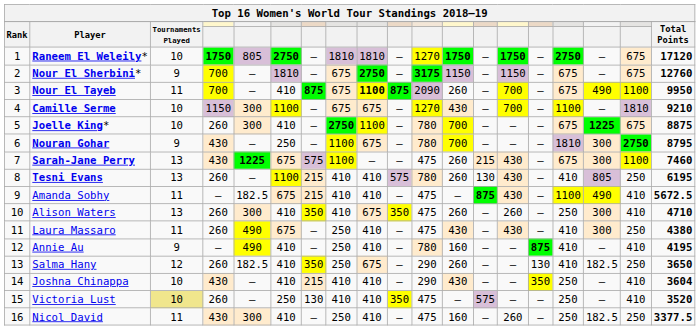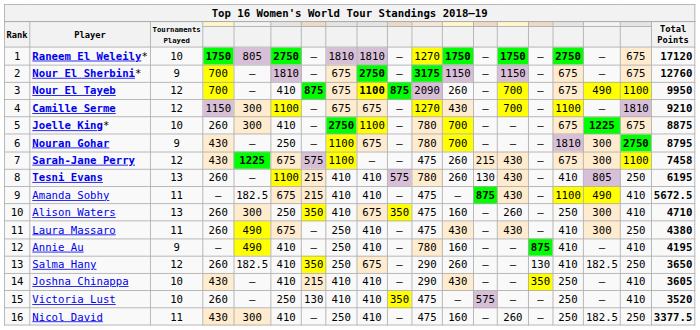(177, 91) 11 -> (177, 91) 12
(177, 108) 10 -> (177, 108) 12
(177, 160) 13 -> (177, 160) 12
(680, 160) 7460 -> (680, 160) 7458
(286, 212) 410 -> (286, 212) 250
(458, 212) 260 -> (458, 212) 160
(680, 282) 3604 -> (680, 282) 3605
(177, 299) khaki background -> (177, 299) no background
